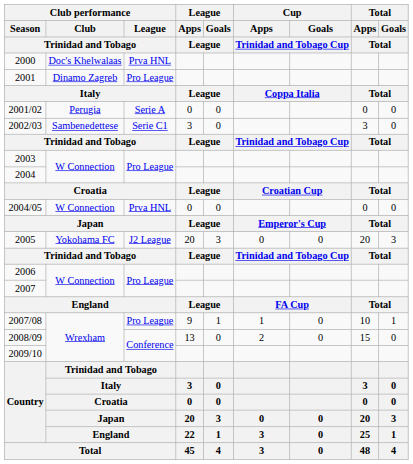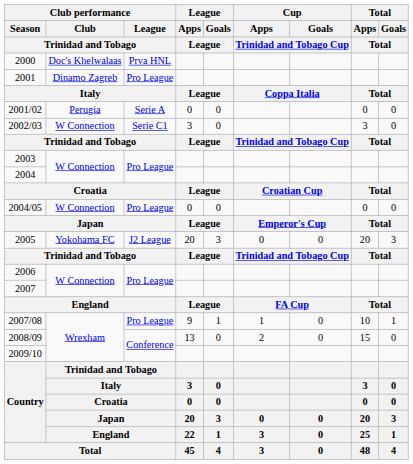(85, 126) Sambenedettese -> (85, 126) W Connection
(150, 207) Prva HNL -> (150, 207) Pro League
